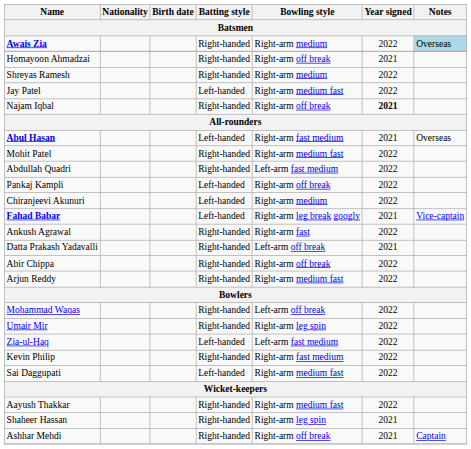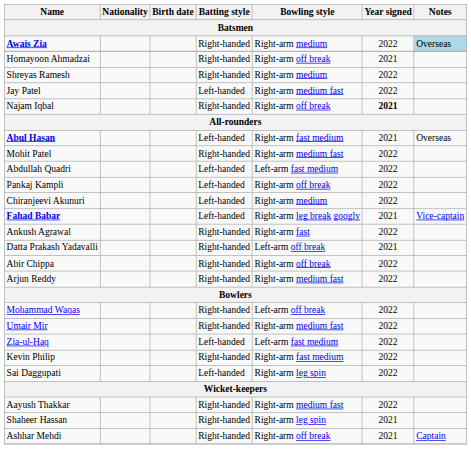(224, 169) Right-handed -> (222, 169) Left-handed
(290, 326) Right-arm leg spin -> (299, 326) Right-arm medium fast
(299, 373) Right-arm medium fast -> (290, 373) Right-arm leg spin
